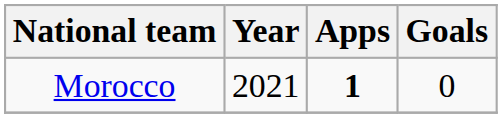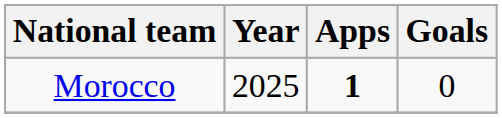(266, 84) 2021 -> (266, 84) 2025
